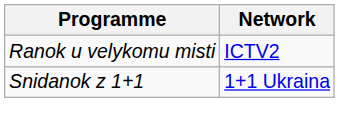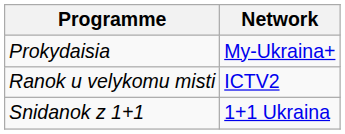+ row: (60, 50)
